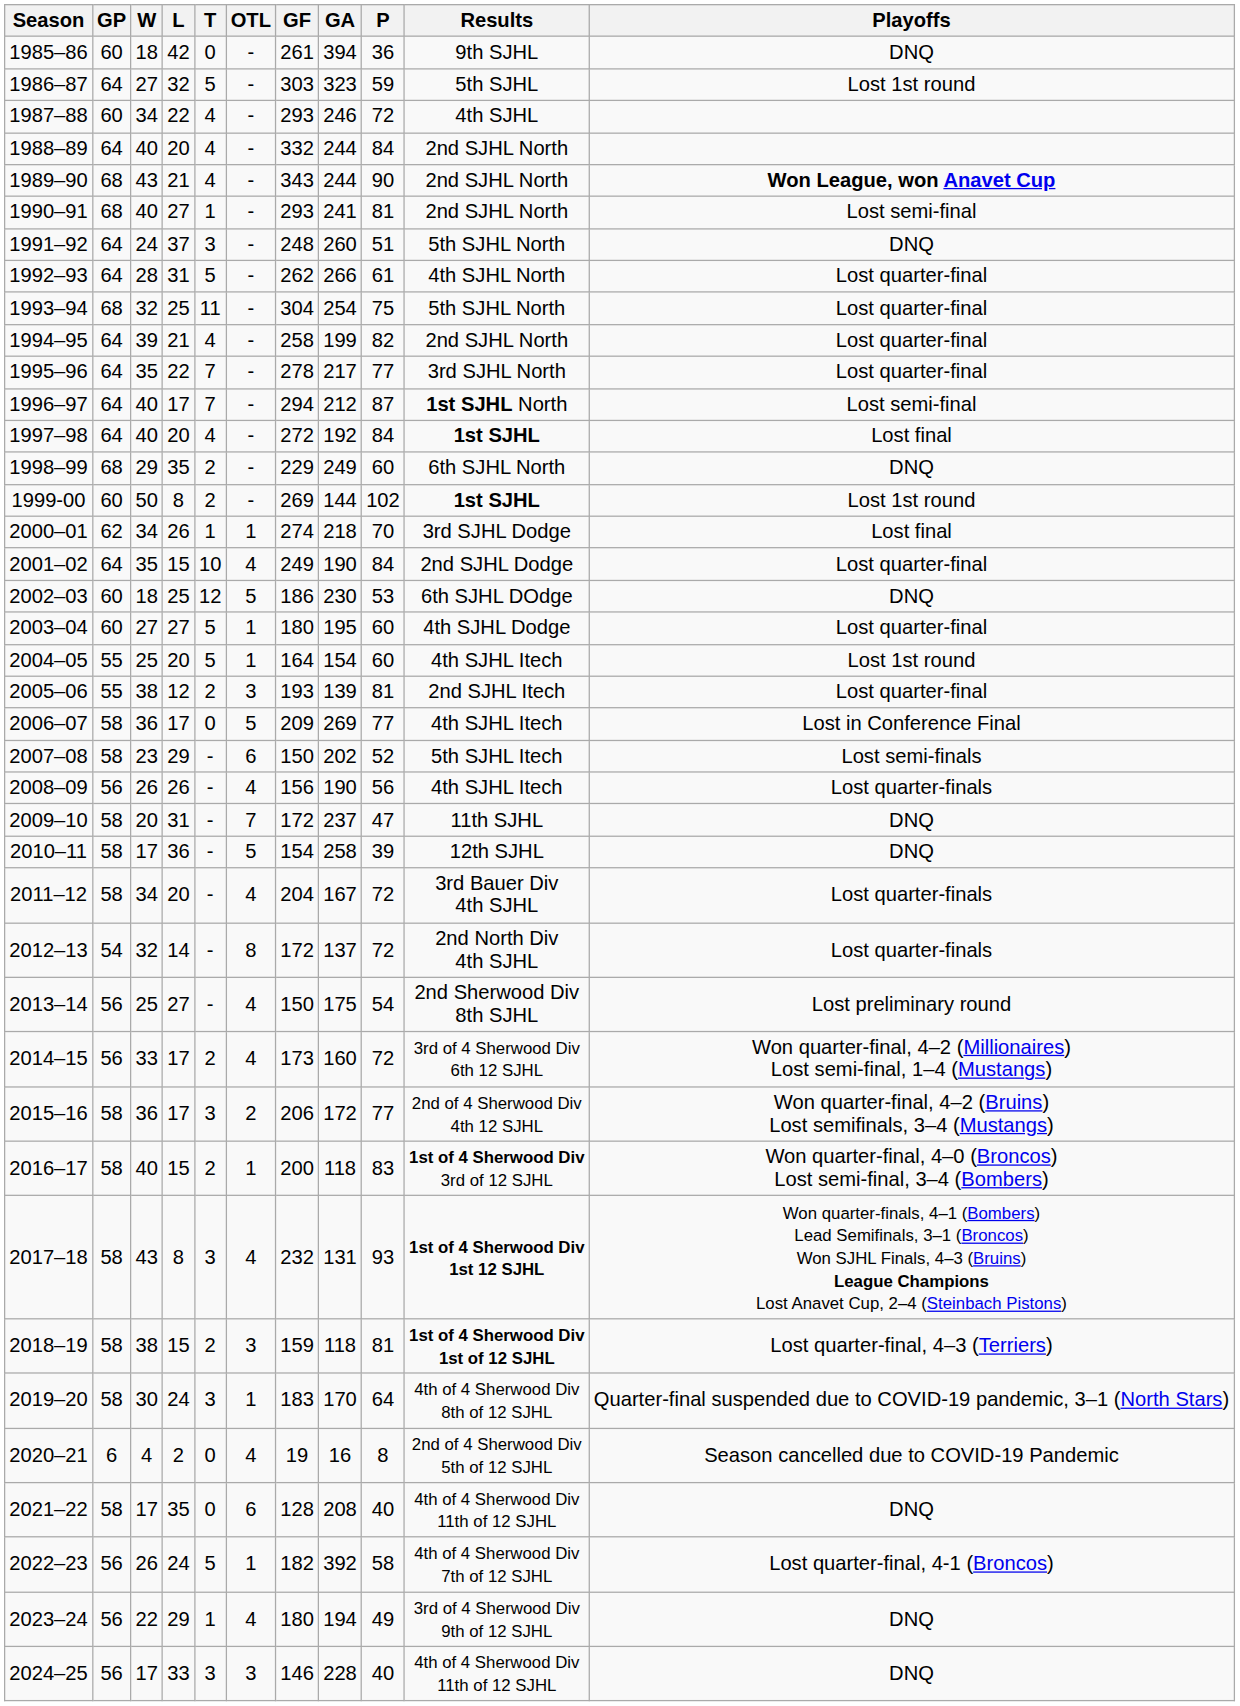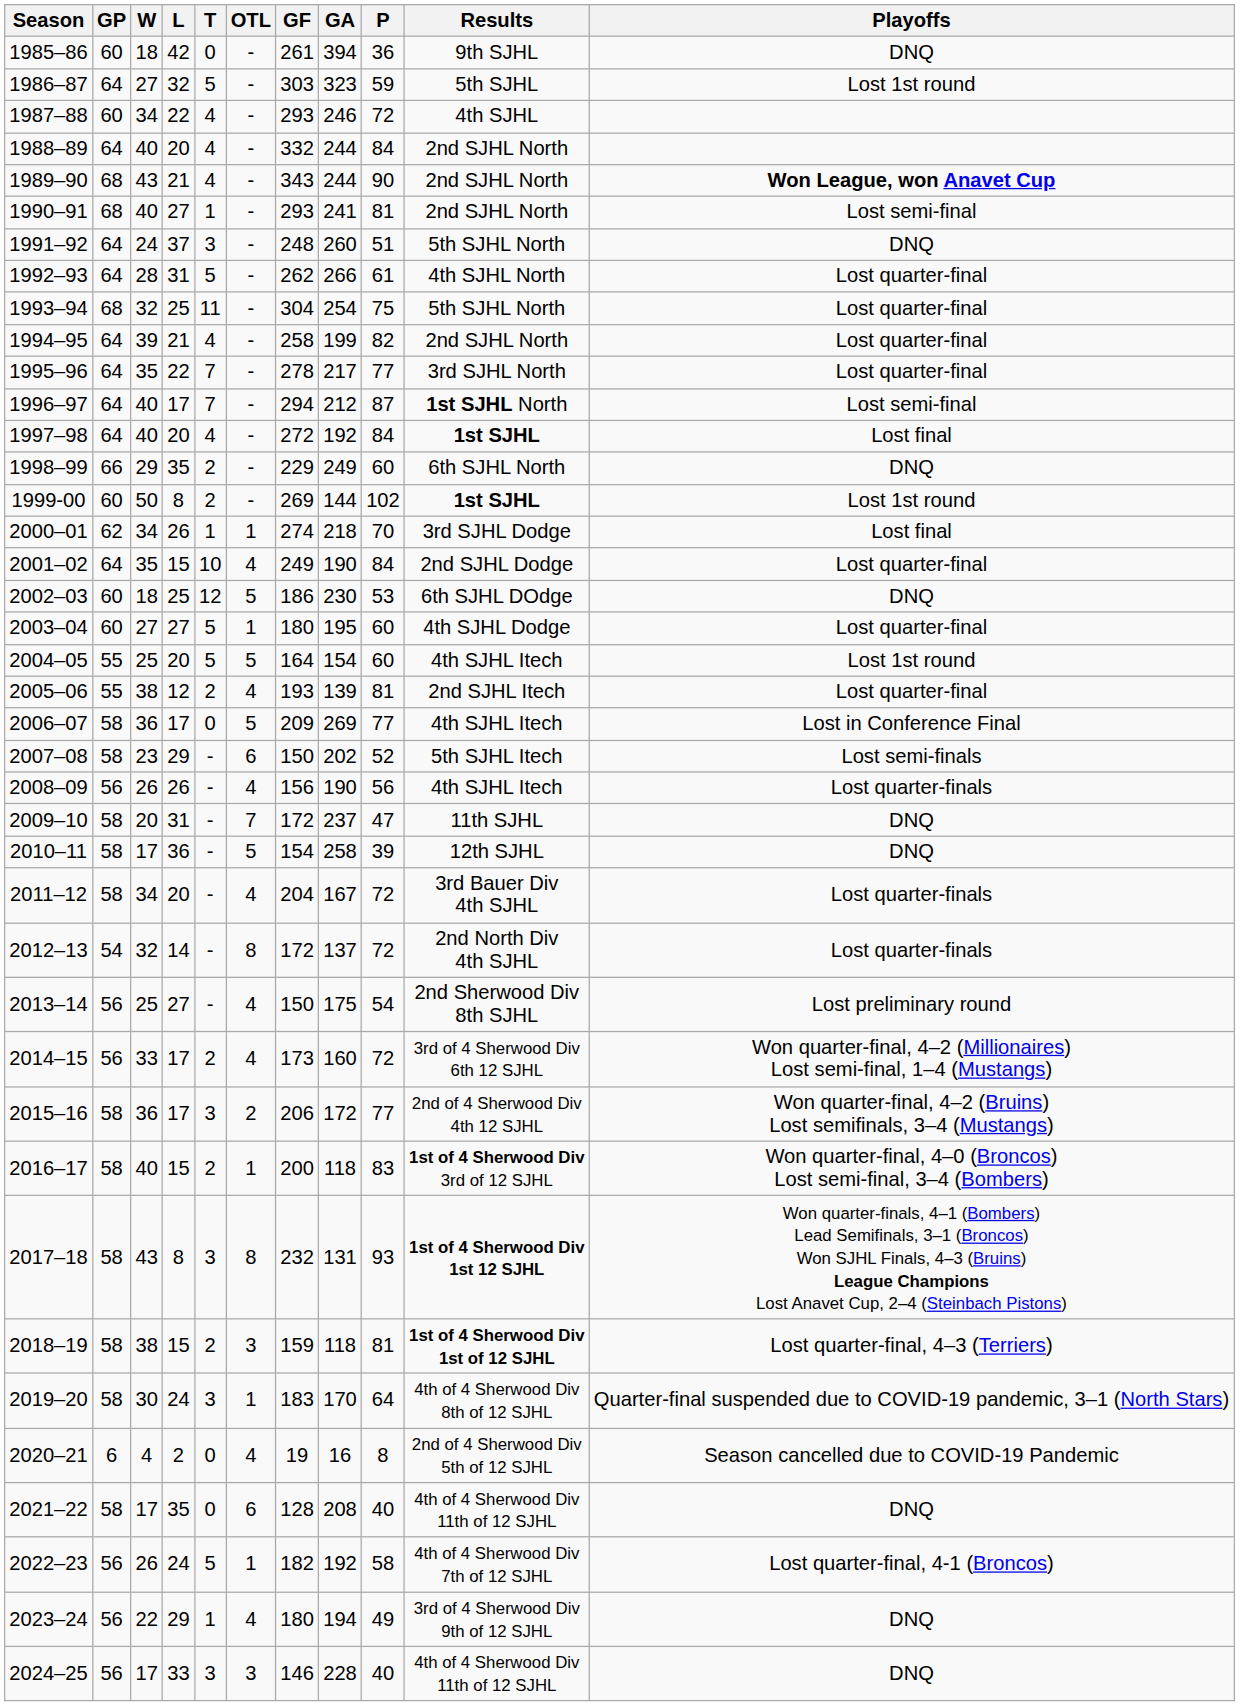(112, 468) 68 -> (112, 468) 66
(251, 659) 1 -> (251, 659) 5
(251, 691) 3 -> (251, 691) 4
(251, 1257) 4 -> (251, 1257) 8
(340, 1564) 392 -> (340, 1564) 192
